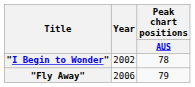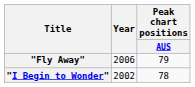rows swapped: (58, 61) <-> (58, 75)
